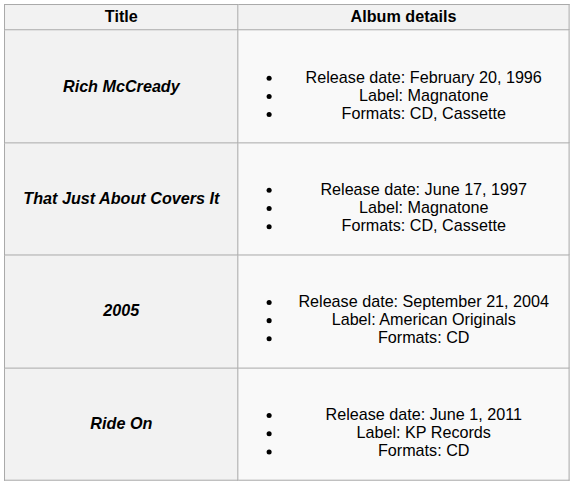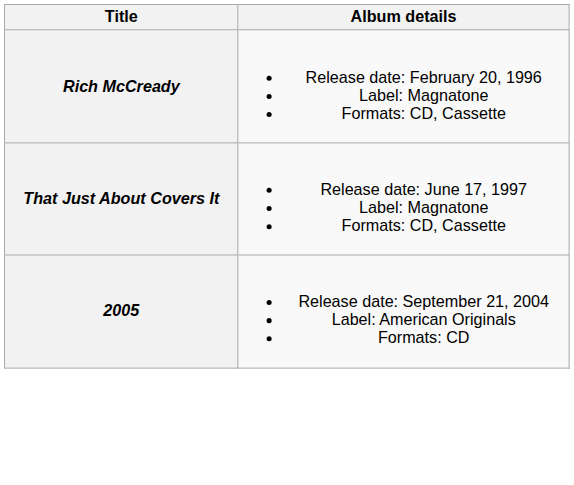- row: (121, 423)
